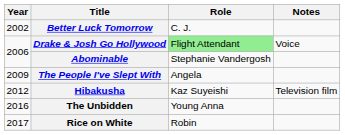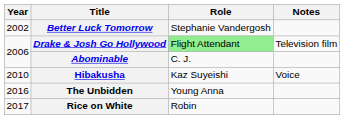(181, 28) C. J. -> (221, 28) Stephanie Vandergosh
(288, 43) Voice -> (306, 43) Television film
(221, 59) Stephanie Vandergosh -> (181, 59) C. J.
- row: (100, 75)
(18, 91) 2012 -> (18, 75) 2010
(306, 91) Television film -> (288, 75) Voice
